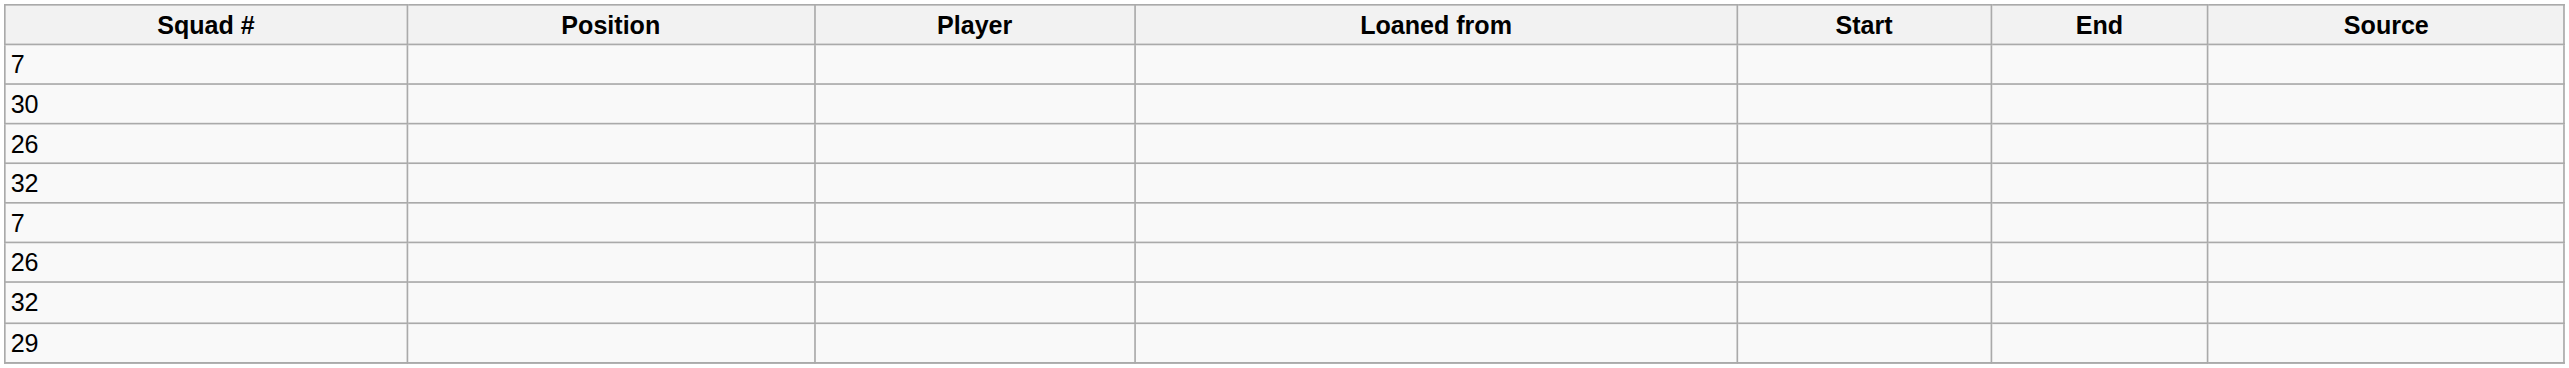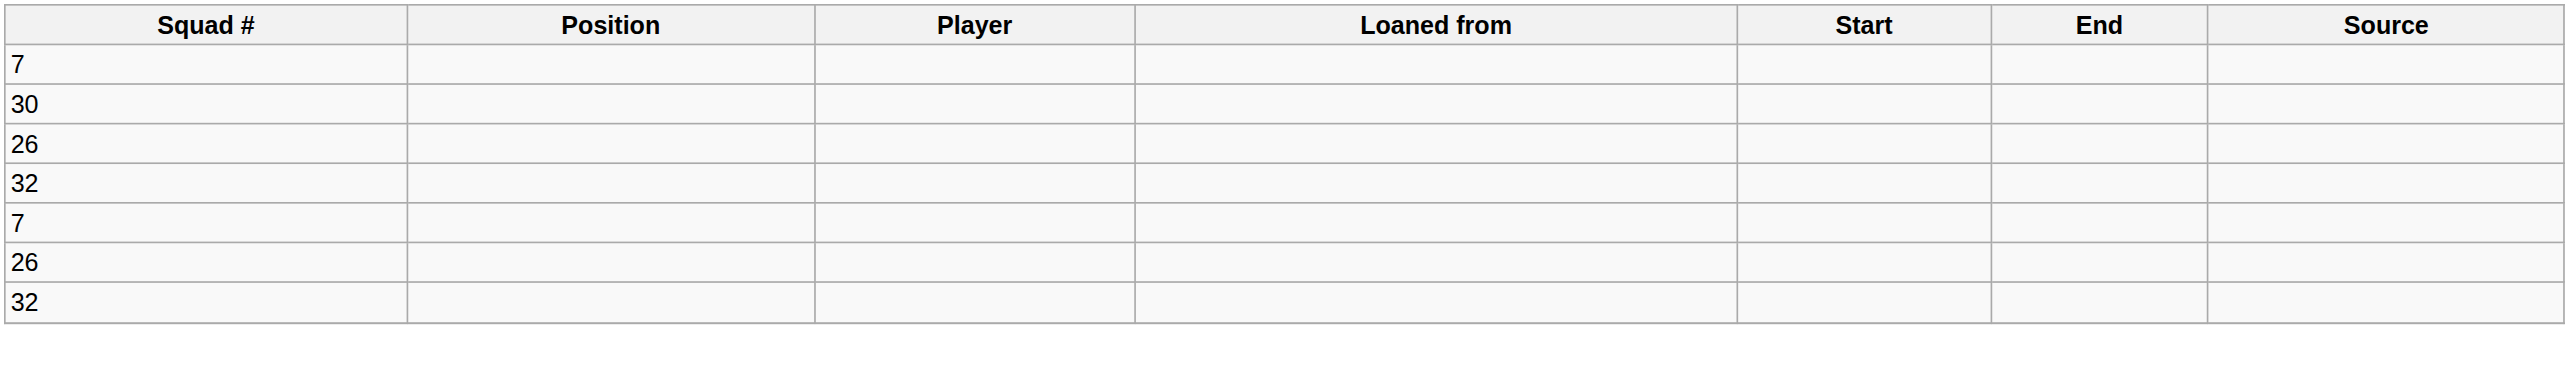- row: (25, 342)
